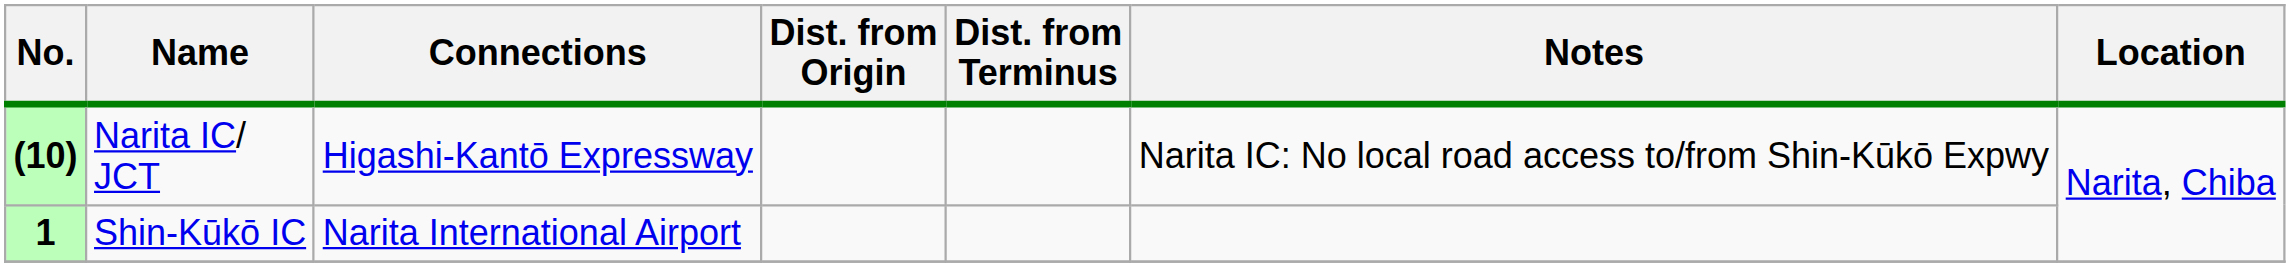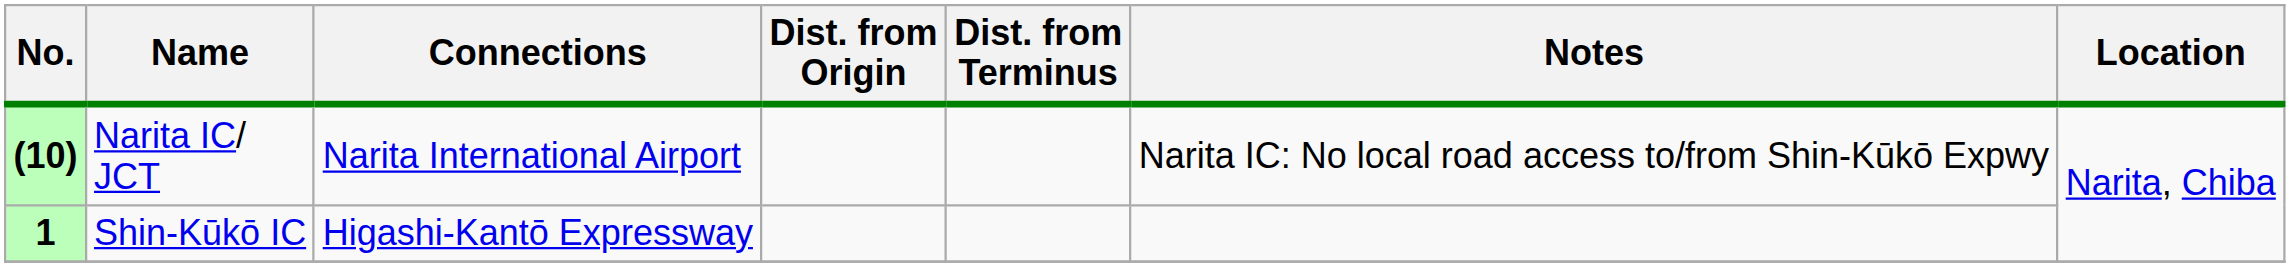(538, 155) Higashi-Kantō Expressway -> (532, 155) Narita International Airport
(532, 232) Narita International Airport -> (538, 232) Higashi-Kantō Expressway
